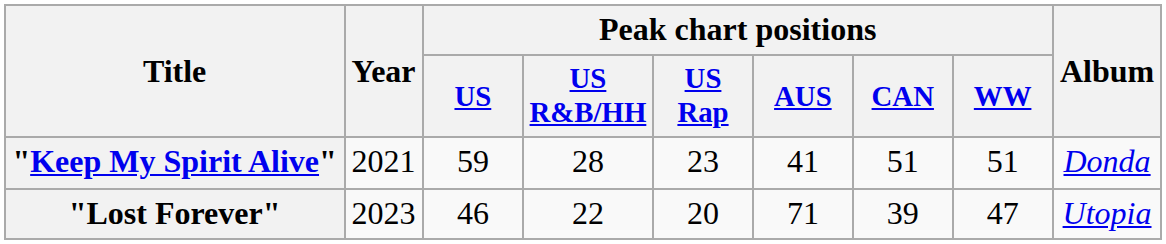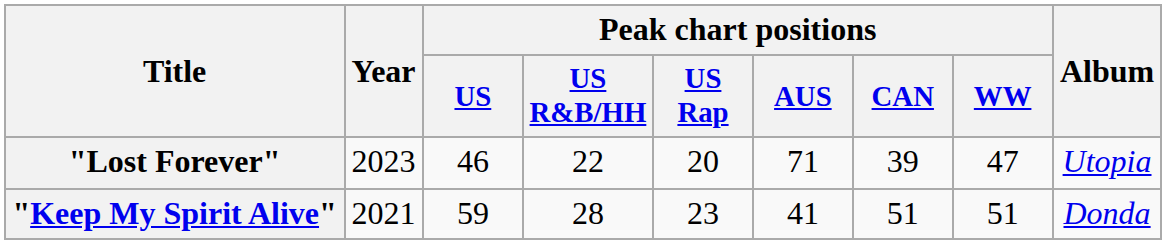rows swapped: (175, 162) <-> (175, 212)
